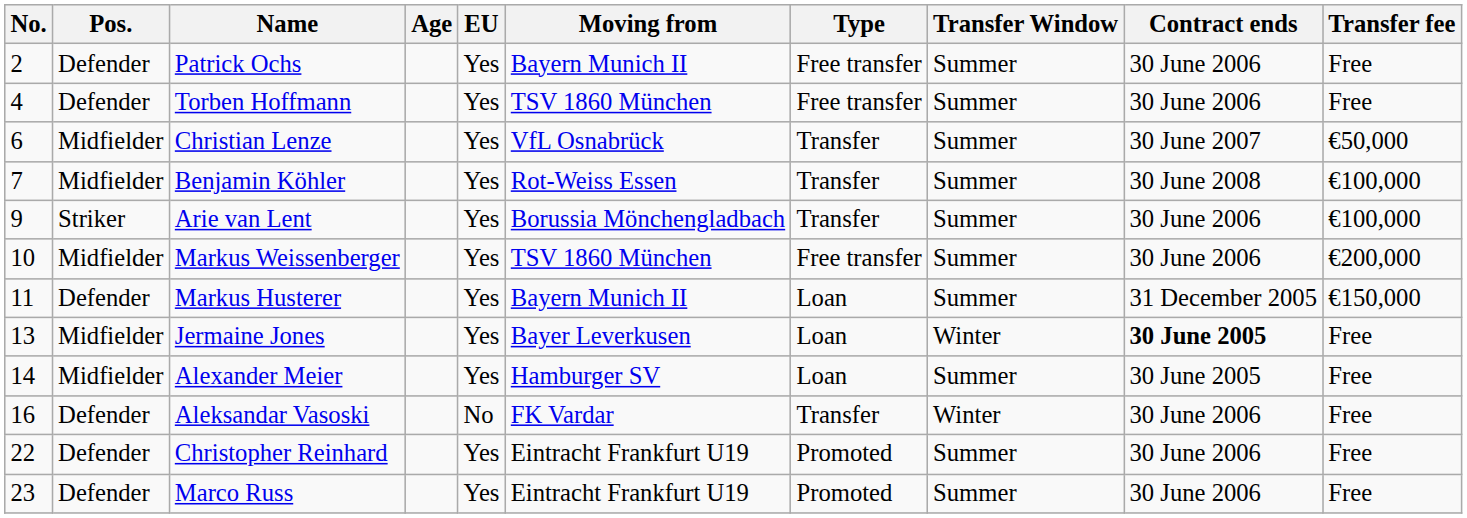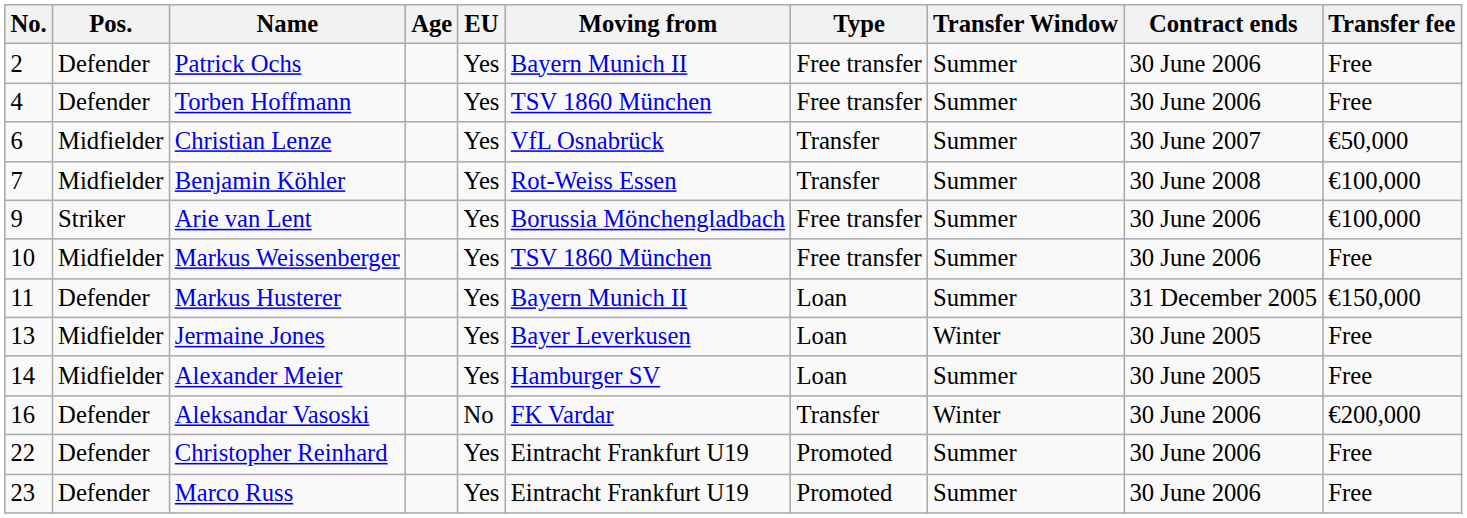(838, 219) Transfer -> (859, 219) Free transfer
(1375, 258) €200,000 -> (1350, 258) Free
(1198, 336) bold -> (1195, 336) normal
(1350, 414) Free -> (1375, 414) €200,000
